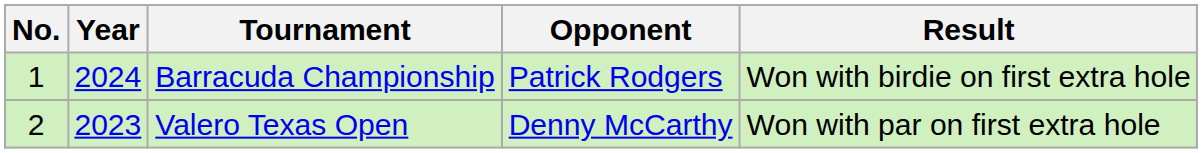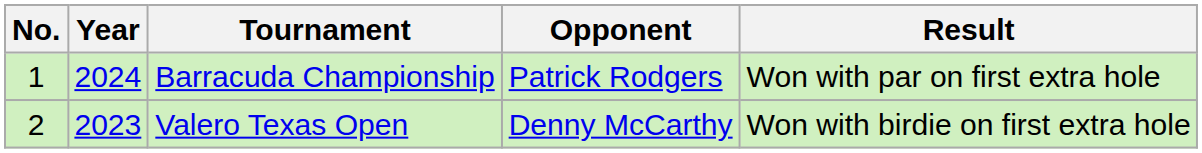(969, 77) Won with birdie on first extra hole -> (954, 77) Won with par on first extra hole
(954, 124) Won with par on first extra hole -> (969, 124) Won with birdie on first extra hole
